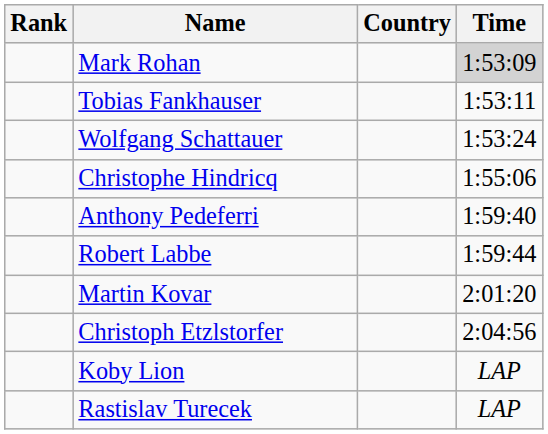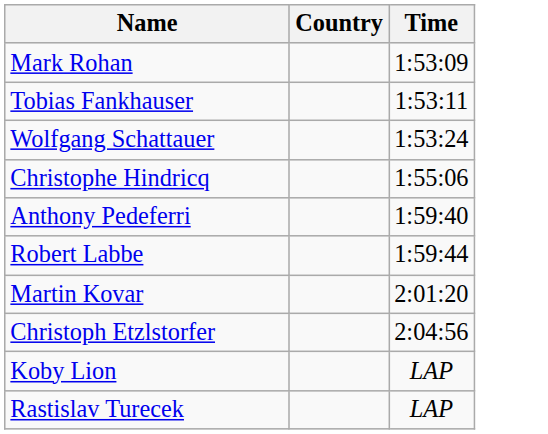- column: (39, 23)
(499, 62) lightgrey background -> (431, 62) no background
